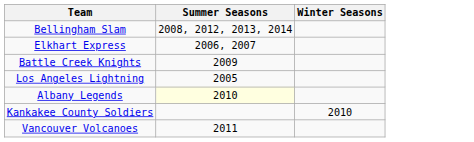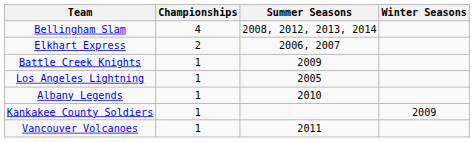+ column: (198, 13)
(225, 95) lightyellow background -> (309, 95) no background
(340, 112) 2010 -> (424, 112) 2009
